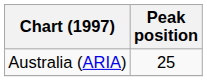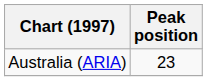(166, 62) 25 -> (166, 62) 23
